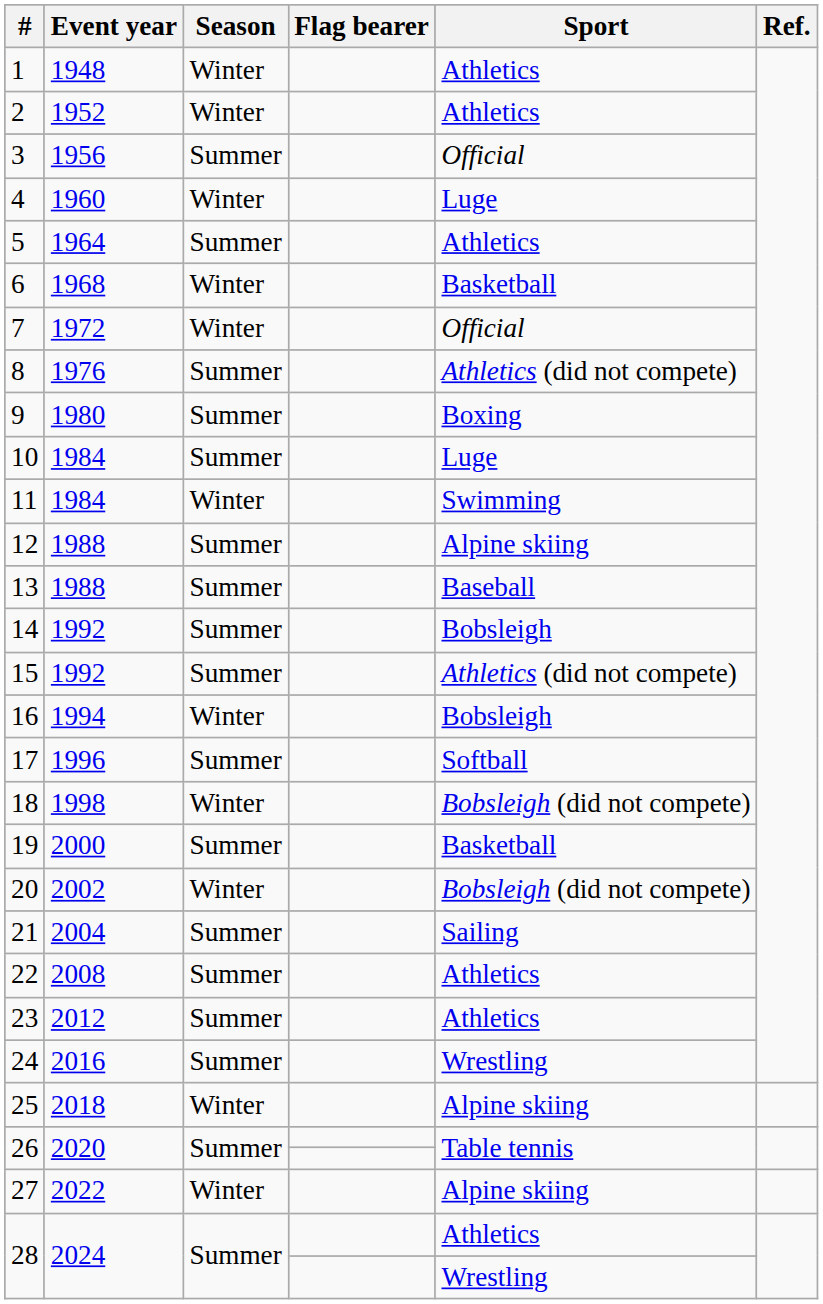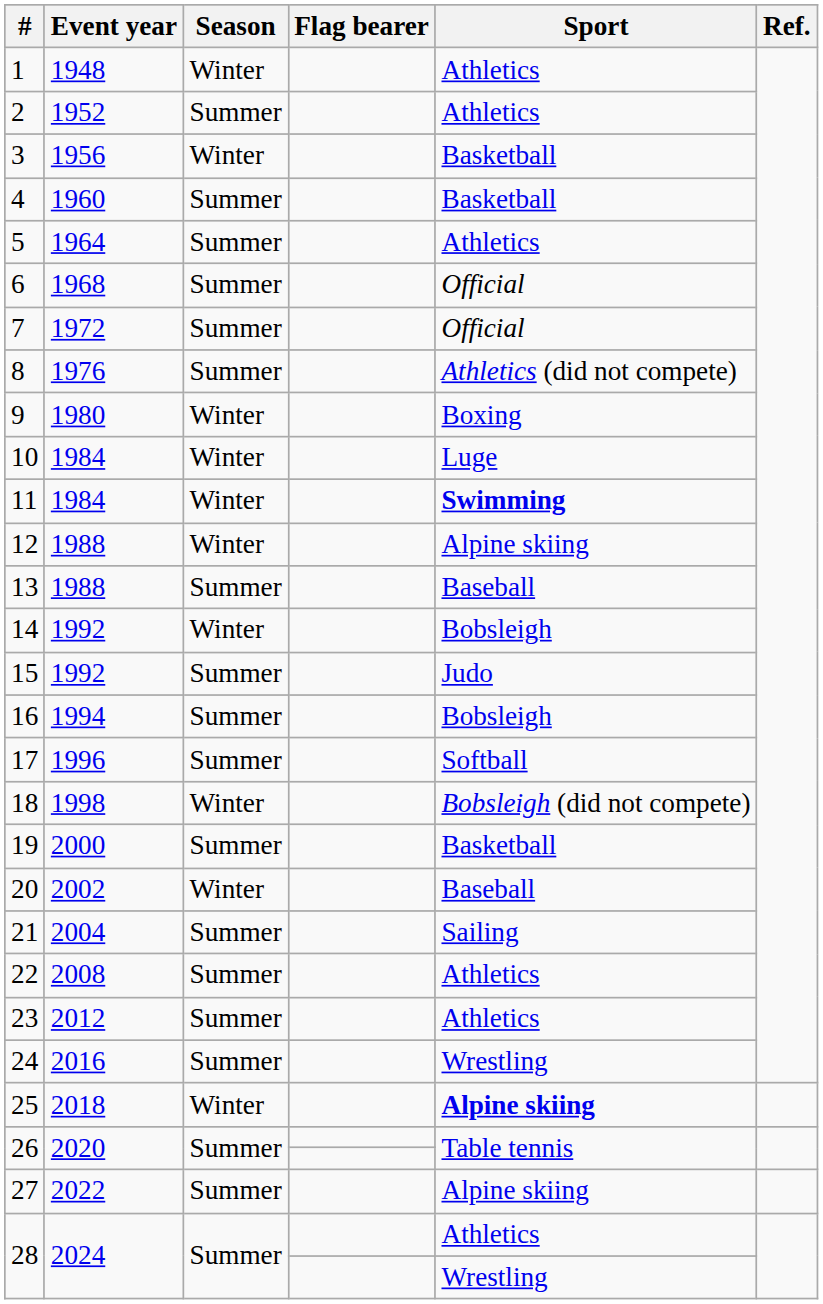(227, 112) Winter -> (236, 112) Summer
(236, 155) Summer -> (227, 155) Winter
(483, 155) Official -> (499, 155) Basketball
(227, 198) Winter -> (236, 198) Summer
(469, 198) Luge -> (499, 198) Basketball
(227, 284) Winter -> (236, 284) Summer
(499, 284) Basketball -> (483, 284) Official
(227, 328) Winter -> (236, 328) Summer
(236, 414) Summer -> (227, 414) Winter
(236, 457) Summer -> (227, 457) Winter
(501, 500) normal -> (503, 500) bold
(236, 543) Summer -> (227, 543) Winter
(236, 629) Summer -> (227, 629) Winter
(589, 673) Athletics (did not compete) -> (467, 673) Judo
(227, 716) Winter -> (236, 716) Summer
(596, 888) Bobsleigh (did not compete) -> (488, 888) Baseball
(515, 1104) normal -> (518, 1104) bold
(227, 1190) Winter -> (236, 1190) Summer
